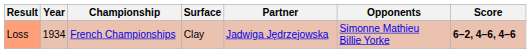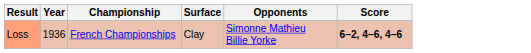- column: (280, 12)
(54, 34) 1934 -> (54, 34) 1936
